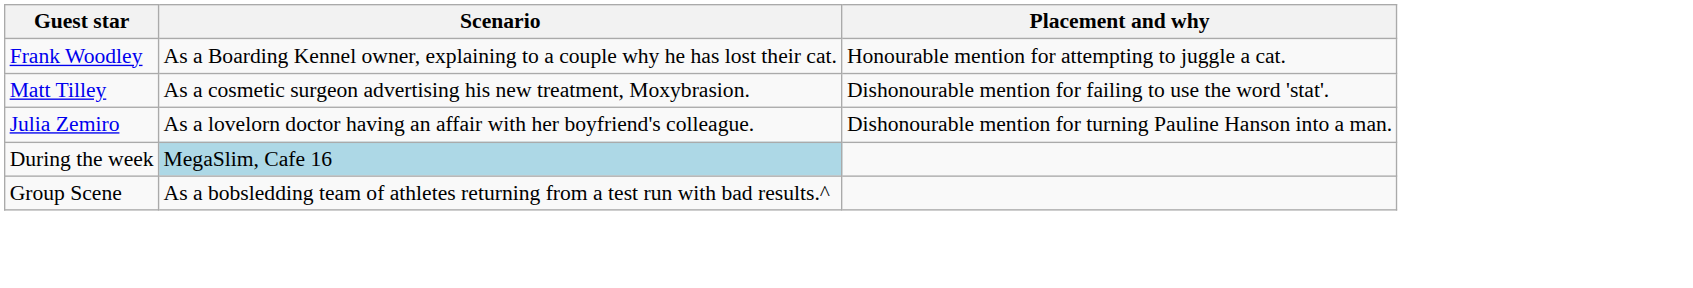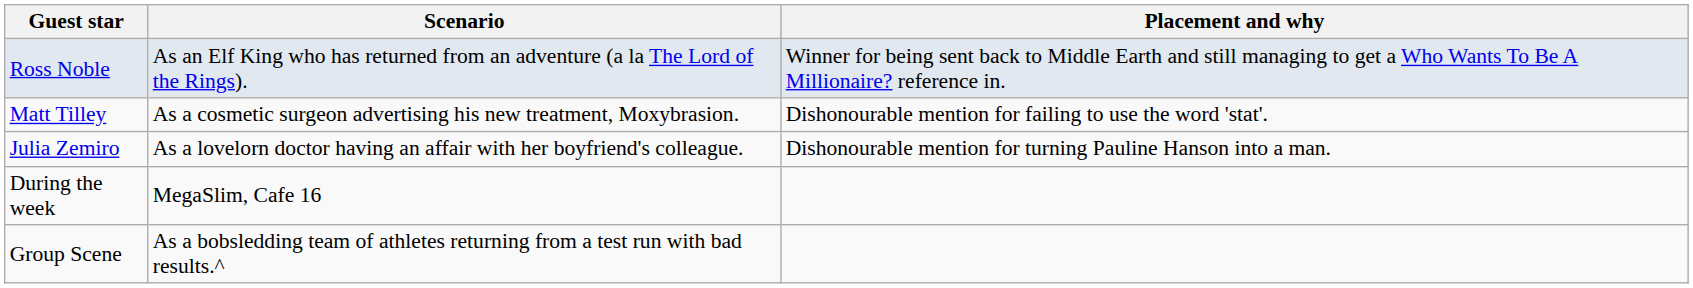- row: (76, 55)
+ row: (60, 68)
(248, 158) lightblue background -> (237, 195) no background
